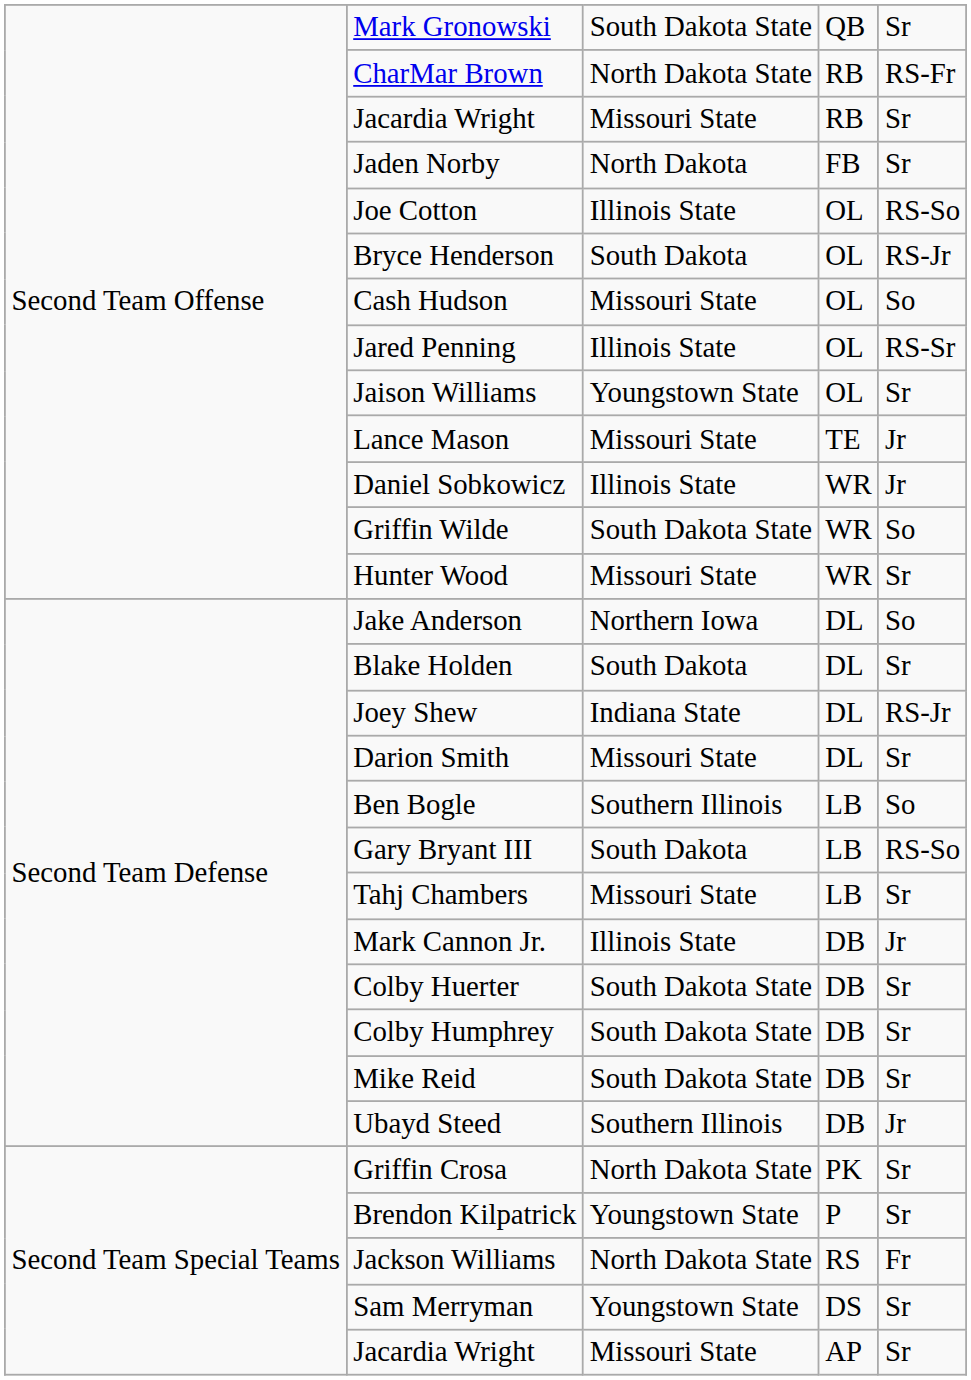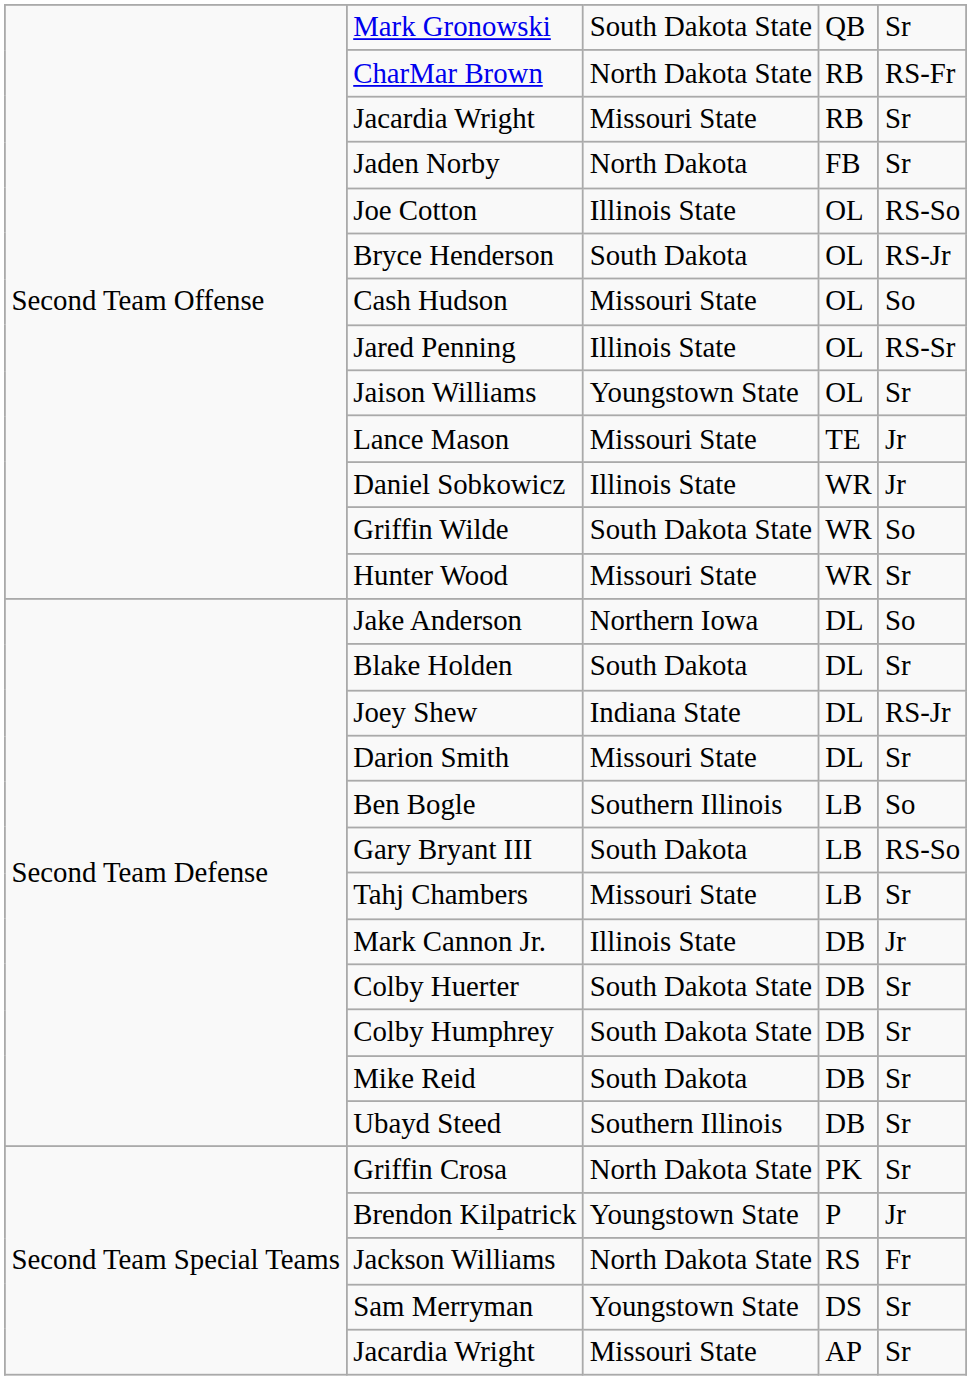(701, 1077) South Dakota State -> (668, 1077) South Dakota
(895, 1123) Jr -> (898, 1123) Sr
(898, 1214) Sr -> (895, 1214) Jr
